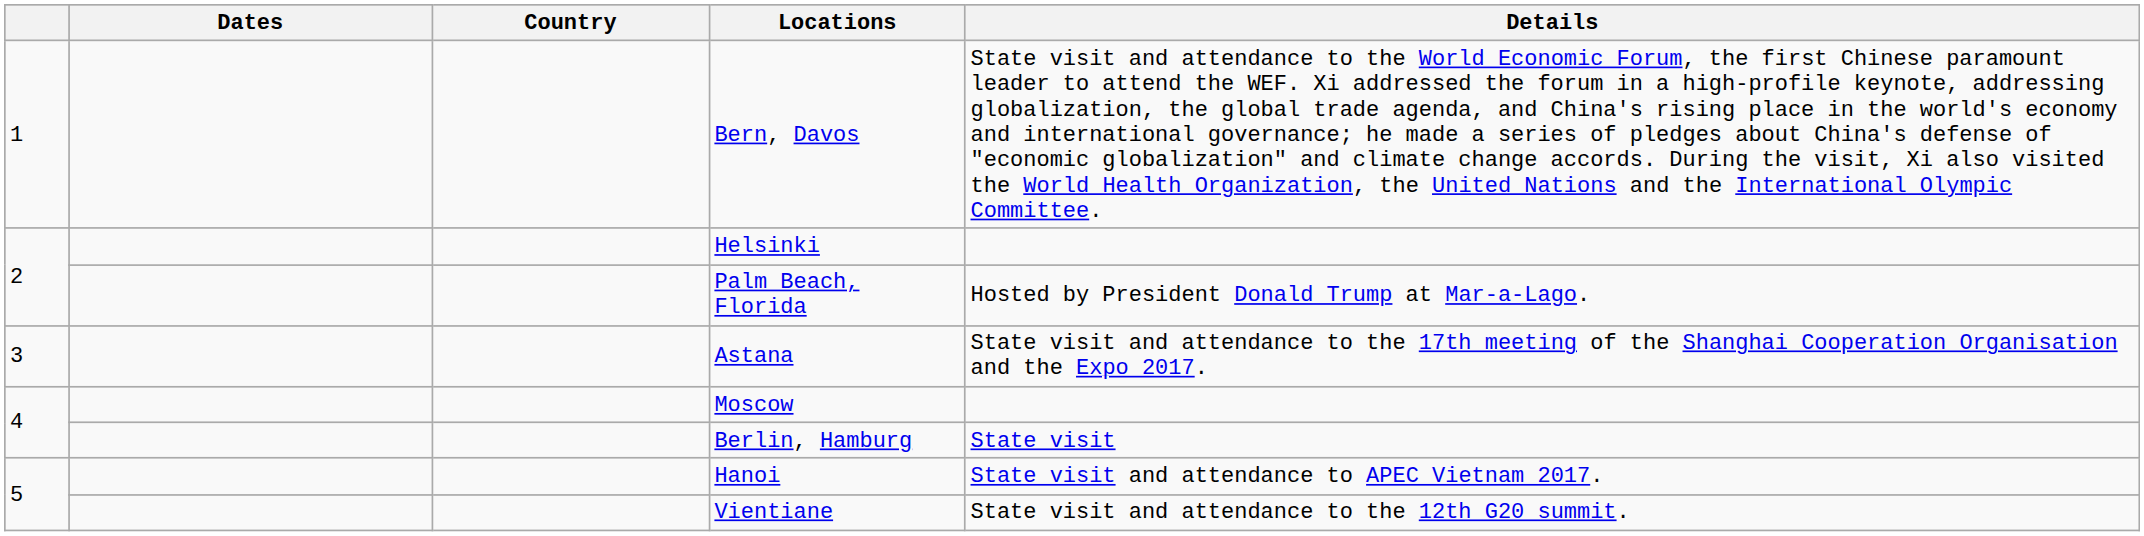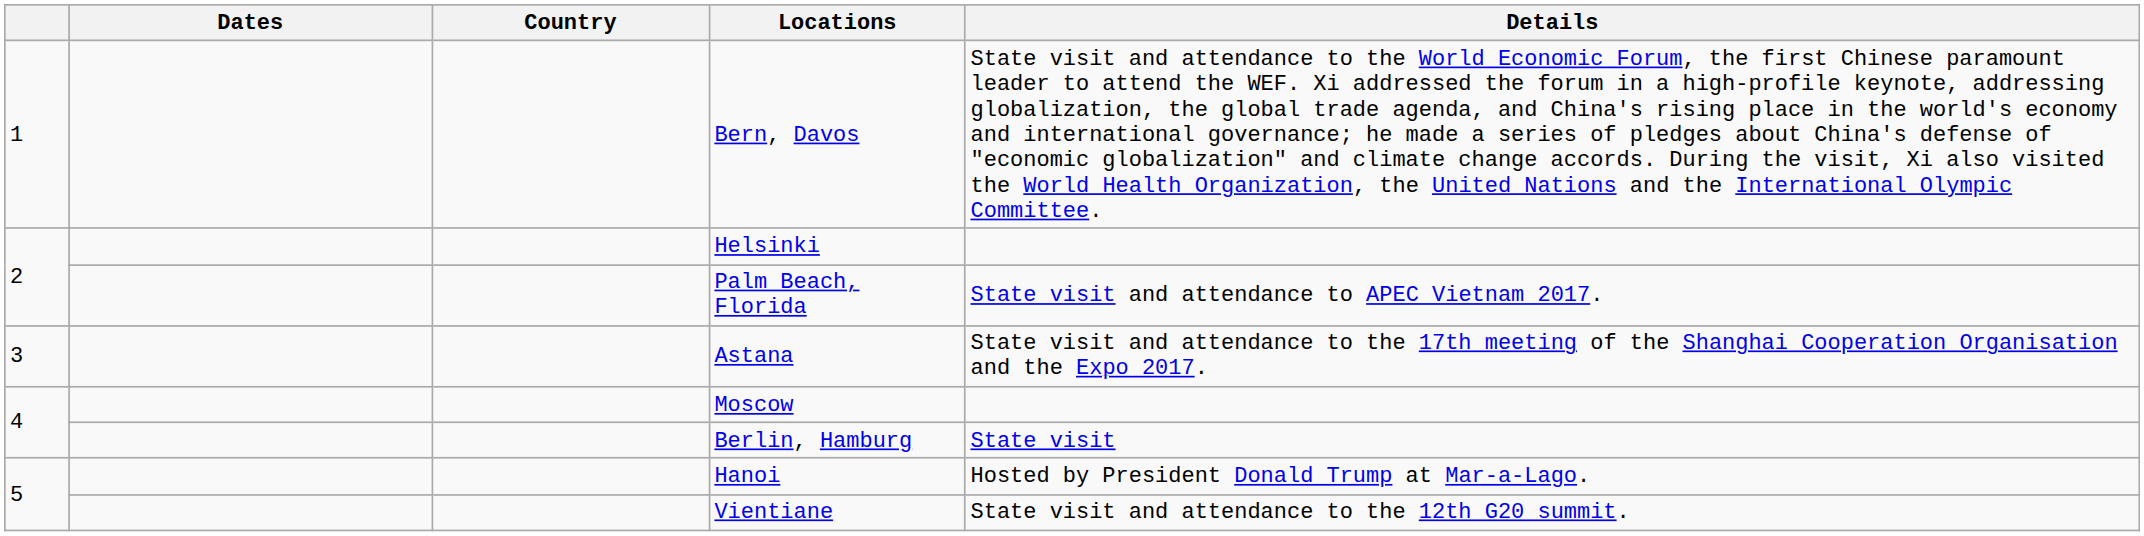(1280, 295) Hosted by President Donald Trump at Mar-a-Lago. -> (1287, 295) State visit and attendance to APEC Vietnam 2017.
(1287, 476) State visit and attendance to APEC Vietnam 2017. -> (1280, 476) Hosted by President Donald Trump at Mar-a-Lago.
